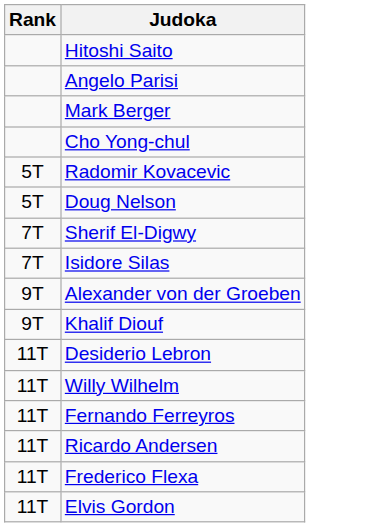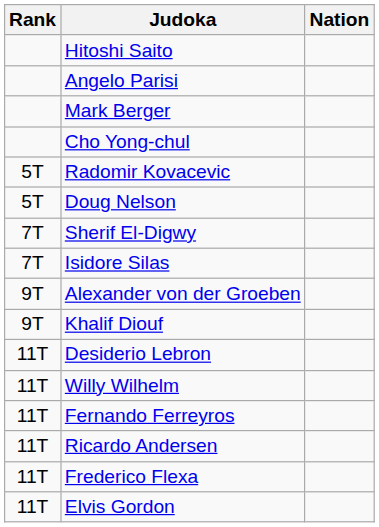+ column: (339, 19)
